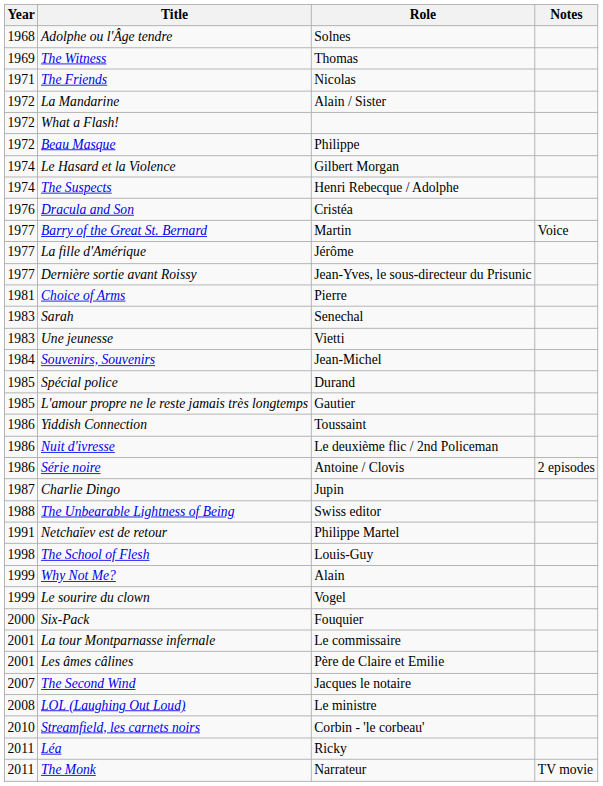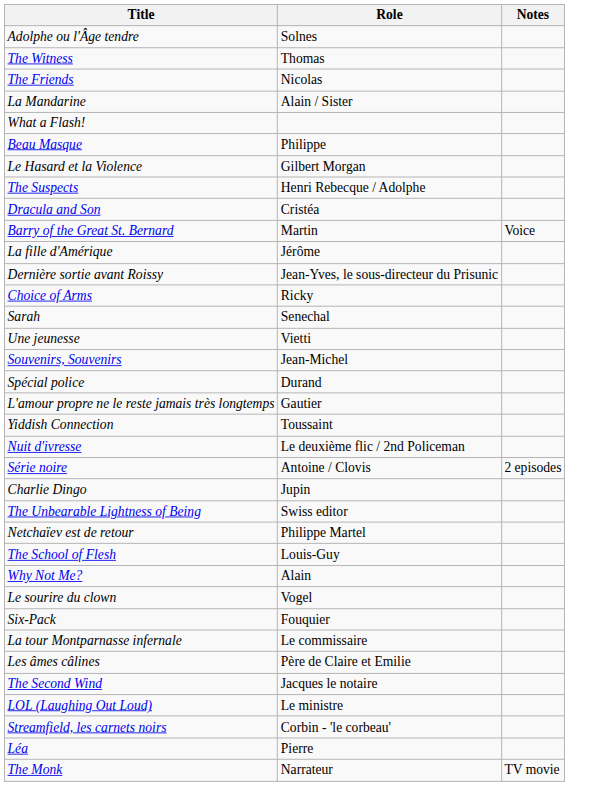- column: (21, 15)
(330, 295) Pierre -> (297, 295) Ricky
(331, 748) Ricky -> (297, 748) Pierre
